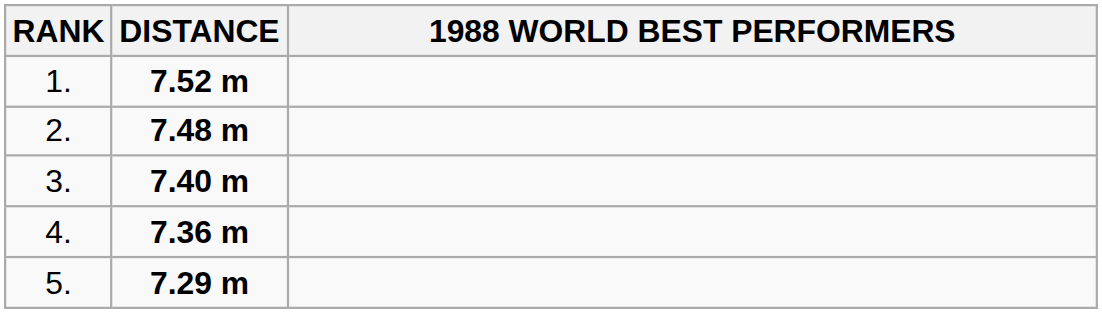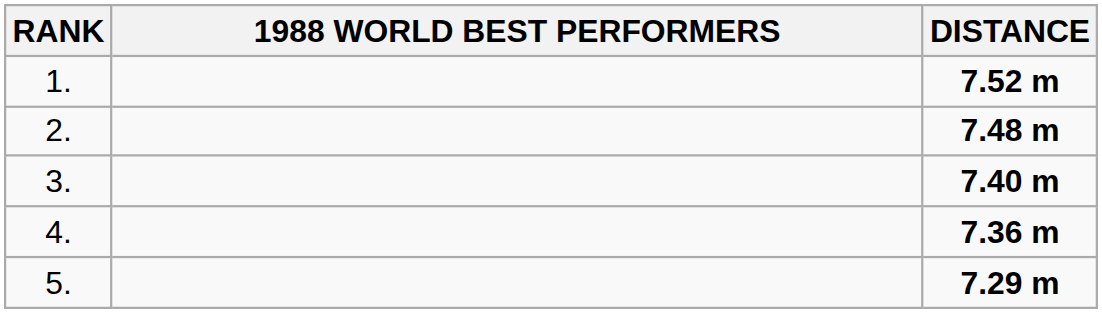columns swapped: (692, 31) <-> (199, 31)
